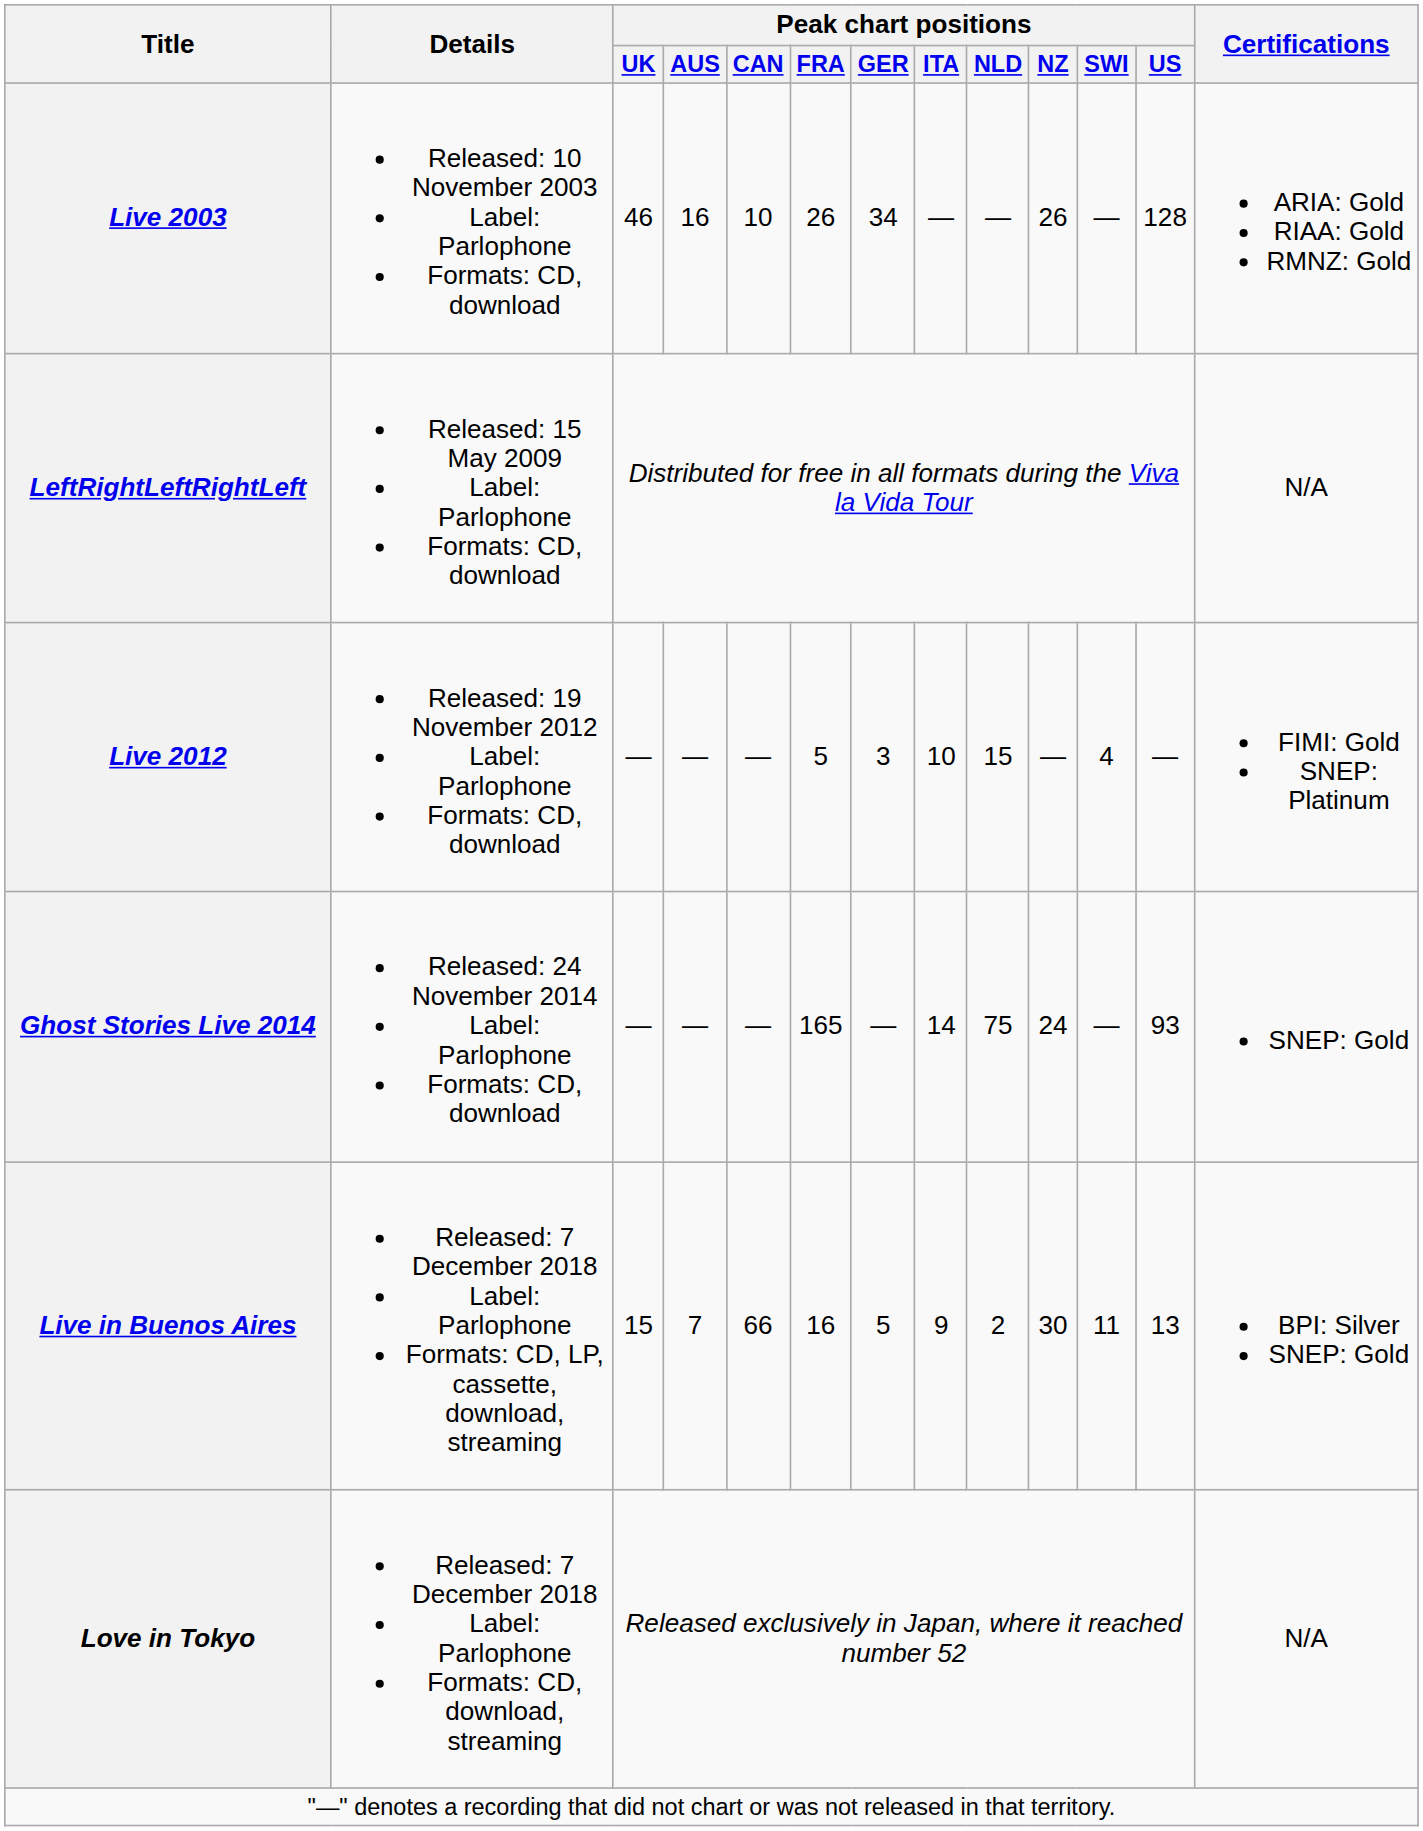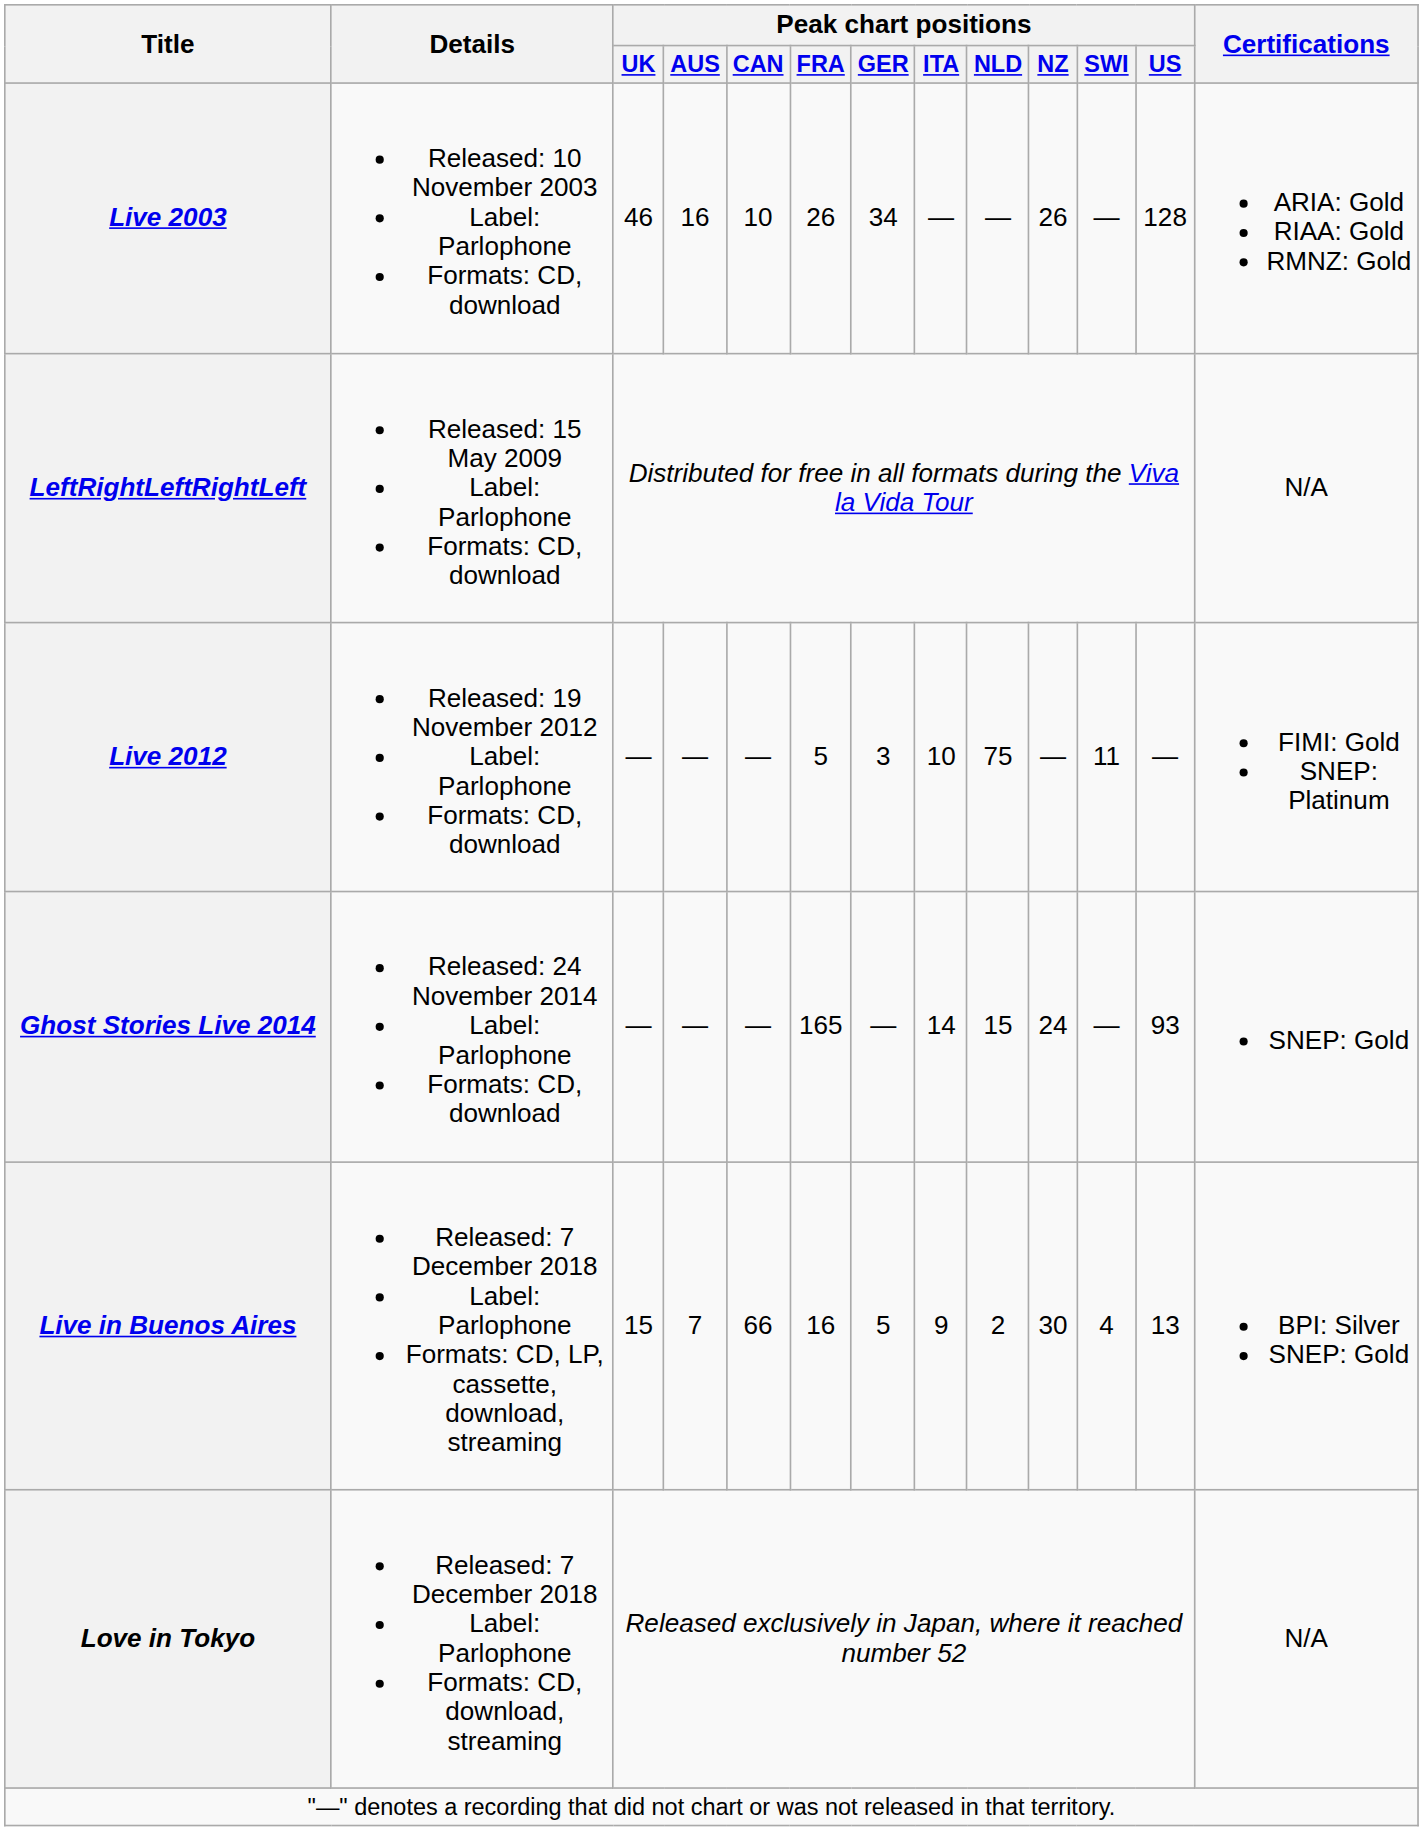(998, 756) 15 -> (998, 756) 75
(1106, 756) 4 -> (1107, 756) 11
(998, 1026) 75 -> (998, 1026) 15
(1107, 1325) 11 -> (1106, 1325) 4
